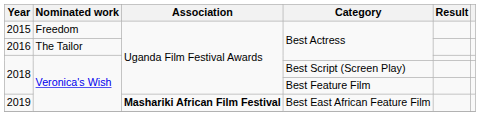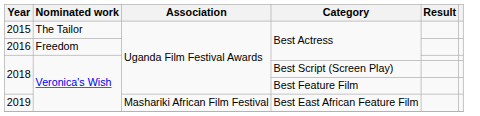(57, 30) Freedom -> (59, 30) The Tailor
(59, 47) The Tailor -> (57, 47) Freedom
(202, 102) bold -> (196, 102) normal
